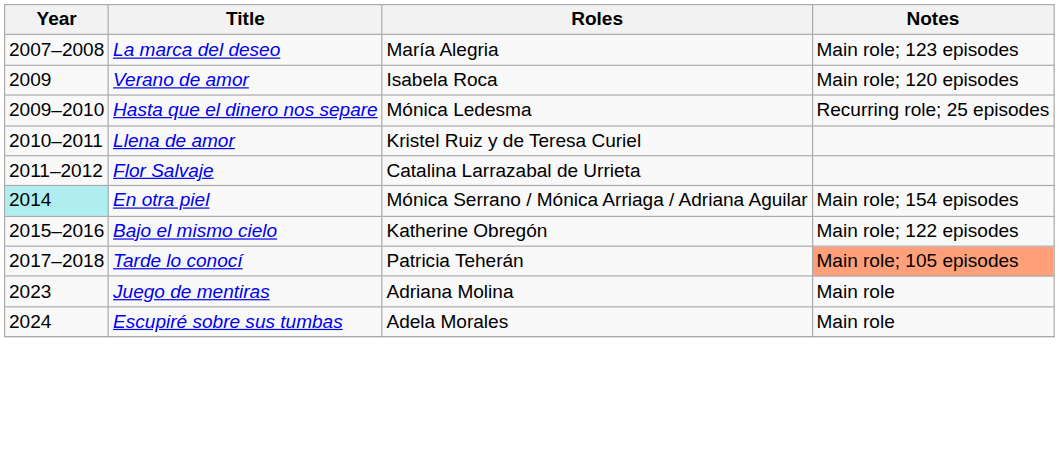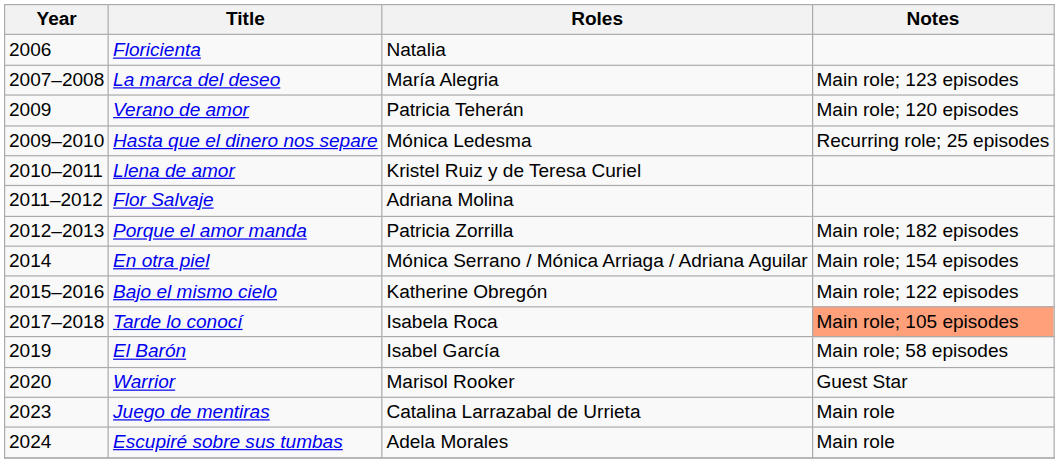+ row: (157, 49)
(442, 79) Isabela Roca -> (455, 110) Patricia Teherán
(513, 170) Catalina Larrazabal de Urrieta -> (450, 200) Adriana Molina
+ row: (210, 230)
(30, 200) paleturquoise background -> (30, 261) no background
(455, 261) Patricia Teherán -> (442, 321) Isabela Roca
+ row: (150, 351)
+ row: (144, 381)
(450, 291) Adriana Molina -> (513, 412) Catalina Larrazabal de Urrieta
